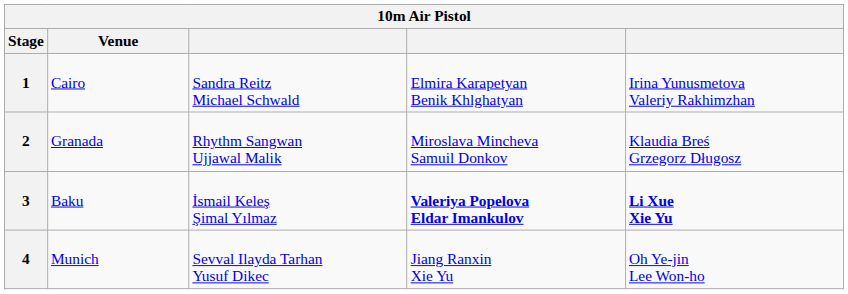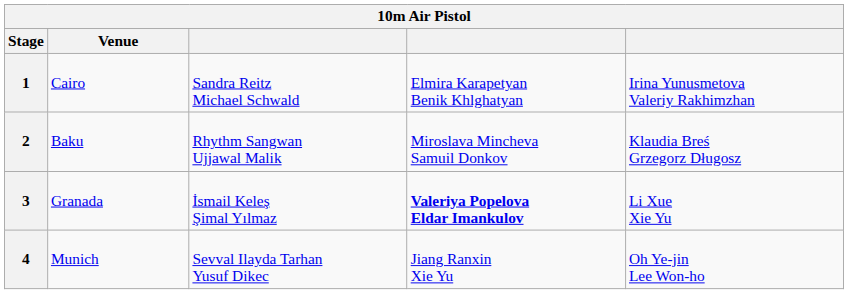(77, 141) Granada -> (67, 141) Baku
(67, 200) Baku -> (77, 200) Granada
(651, 209) bold -> (651, 209) normal
